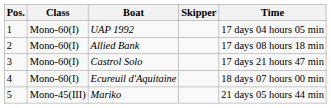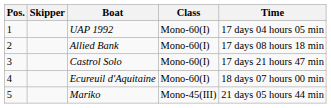columns swapped: (199, 12) <-> (58, 12)
